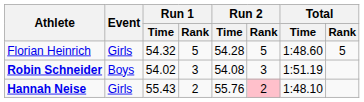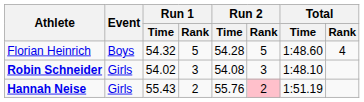(120, 51) Girls -> (121, 51) Boys
(342, 51) 5 -> (342, 51) 4
(121, 70) Boys -> (120, 70) Girls
(303, 70) 1:51.19 -> (303, 70) 1:48.10
(303, 89) 1:48.10 -> (303, 89) 1:51.19
